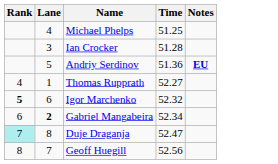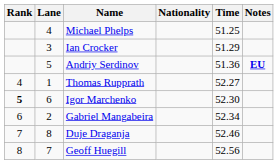+ column: (184, 13)
(170, 47) 51.28 -> (227, 47) 51.29
(170, 99) 52.32 -> (227, 99) 52.30
(49, 116) bold -> (49, 116) normal
(20, 133) paleturquoise background -> (20, 133) no background
(170, 133) 52.47 -> (227, 133) 52.46
